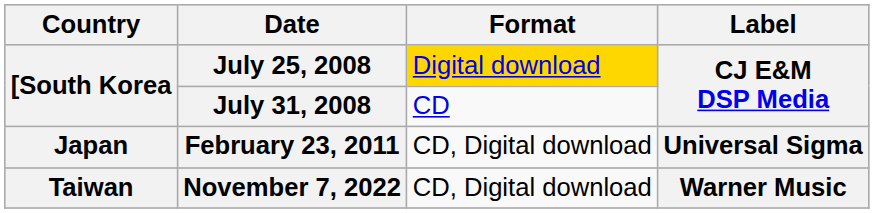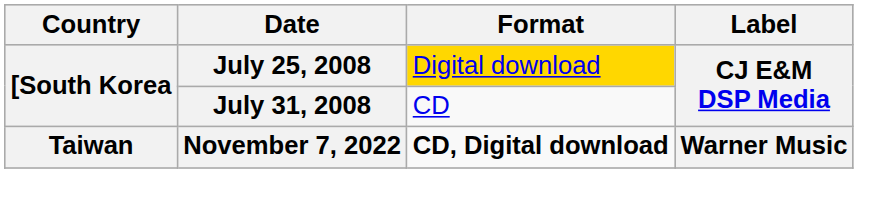- row: (292, 146)
(532, 187) normal -> (541, 146) bold
